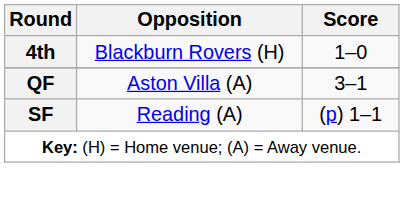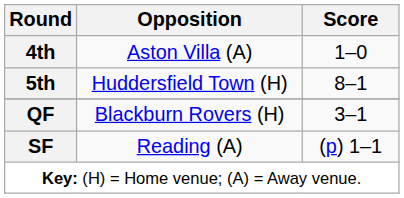(190, 51) Blackburn Rovers (H) -> (190, 51) Aston Villa (A)
+ row: (41, 83)
(190, 83) Aston Villa (A) -> (190, 114) Blackburn Rovers (H)
